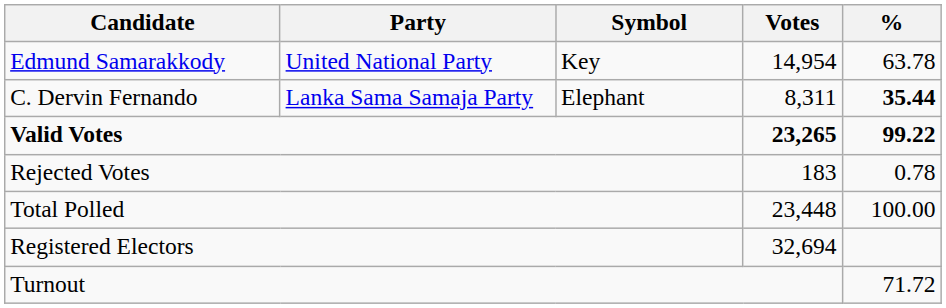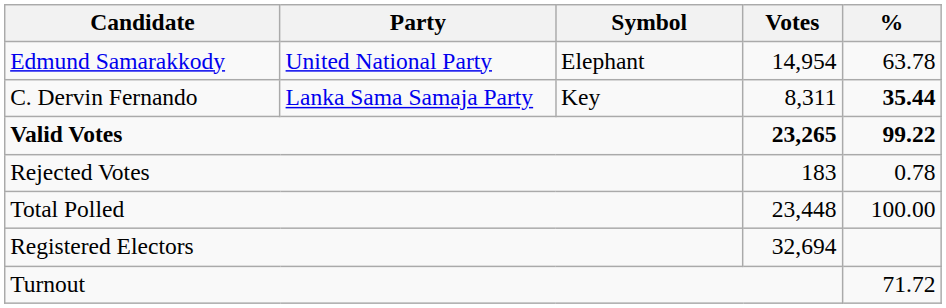(581, 60) Key -> (603, 60) Elephant
(603, 97) Elephant -> (581, 97) Key
